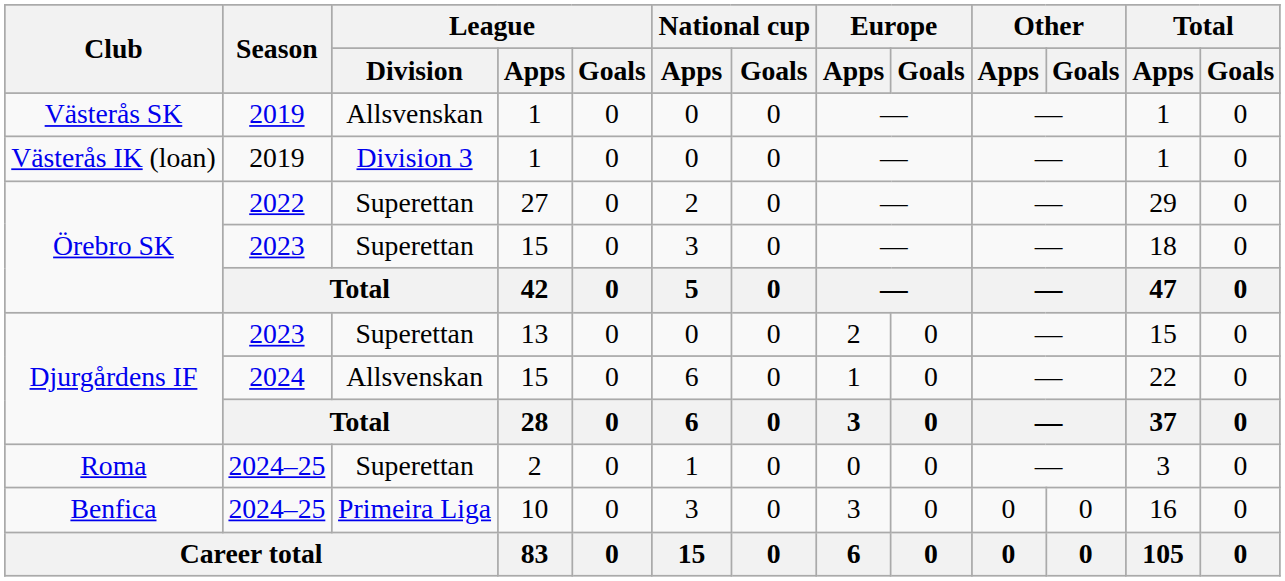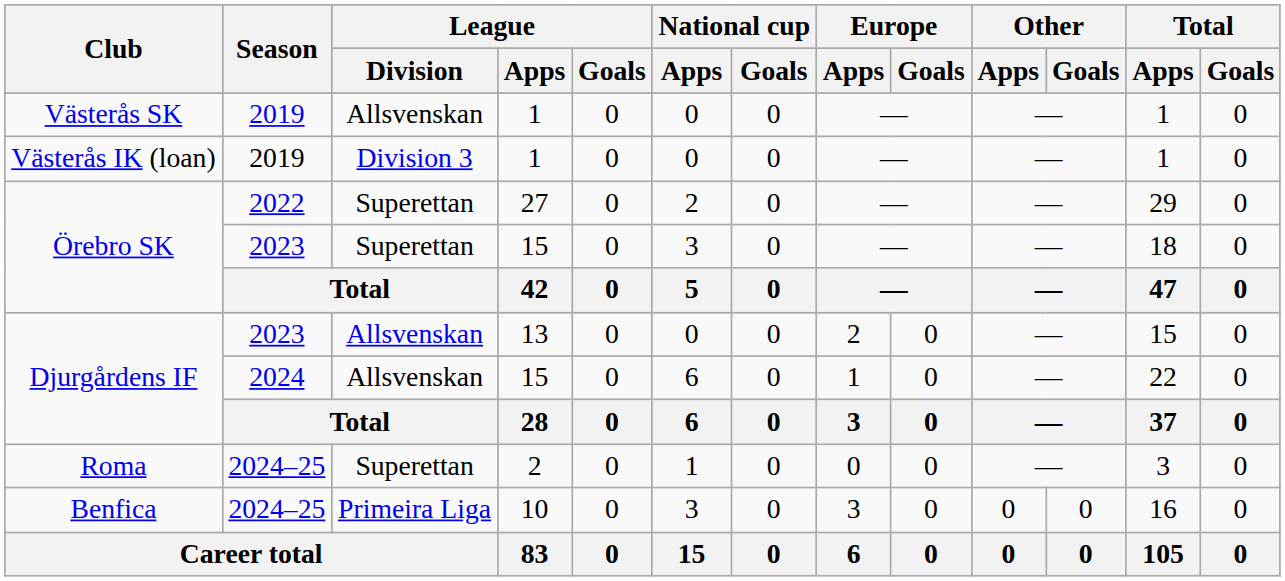(415, 333) Superettan -> (415, 333) Allsvenskan
